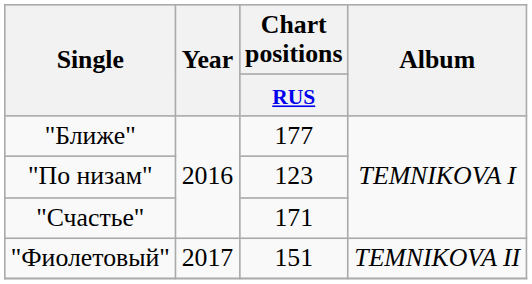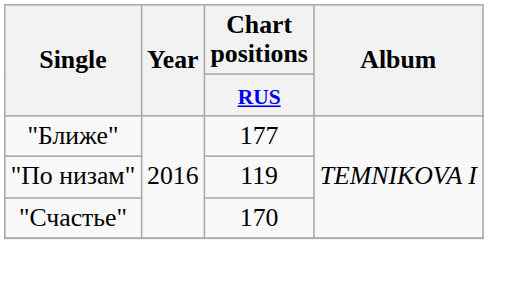(294, 176) 123 -> (259, 176) 119
(294, 217) 171 -> (259, 217) 170
- row: (90, 258)
